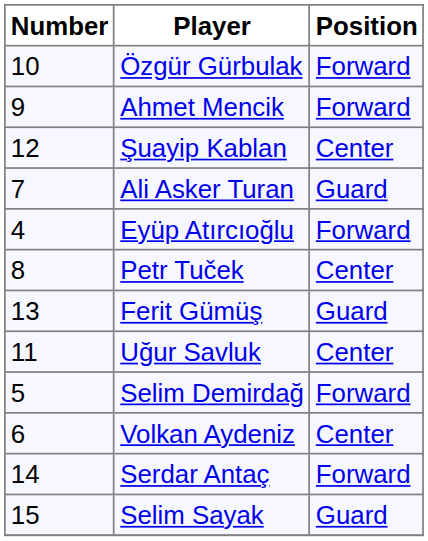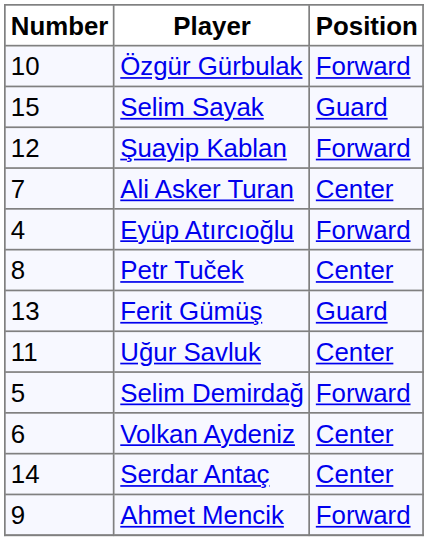rows swapped: (202, 107) <-> (192, 515)
(355, 148) Center -> (363, 148) Forward
(352, 188) Guard -> (355, 188) Center
(363, 474) Forward -> (355, 474) Center
